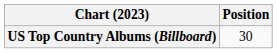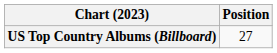(246, 36) 30 -> (246, 36) 27
